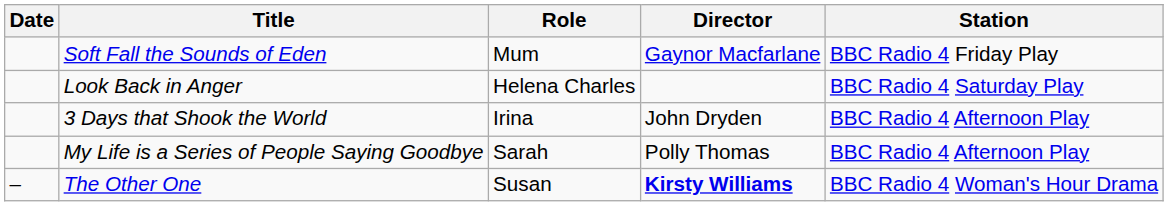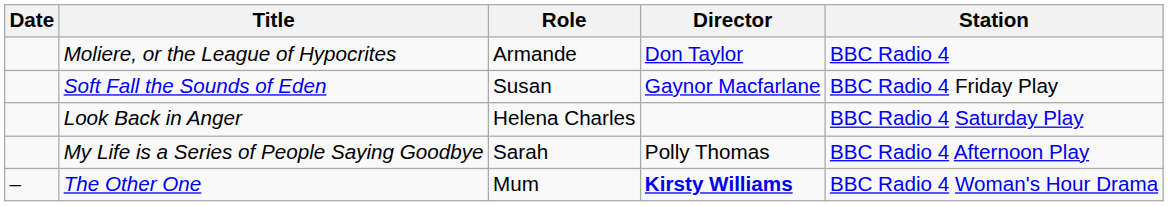+ row: (230, 53)
(516, 53) Mum -> (522, 86) Susan
- row: (195, 119)
(522, 184) Susan -> (516, 184) Mum
